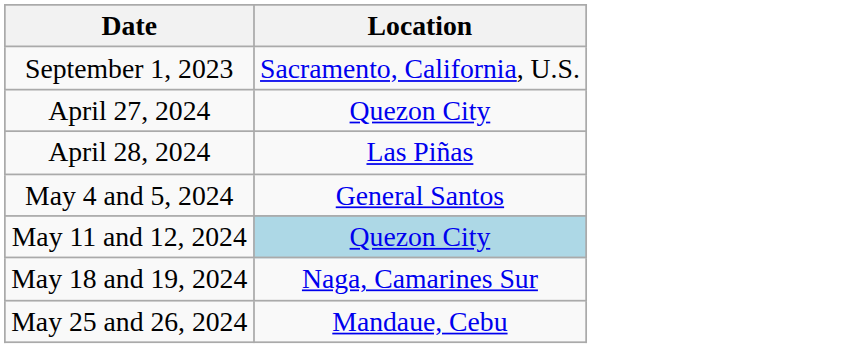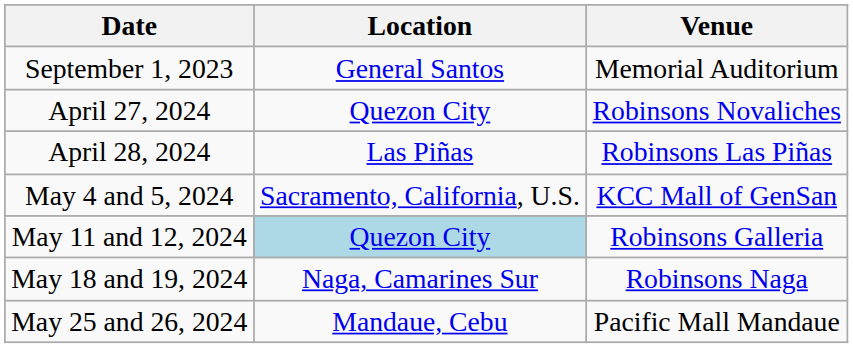+ column: (717, 26)
(420, 68) Sacramento, California, U.S. -> (420, 68) General Santos
(420, 195) General Santos -> (420, 195) Sacramento, California, U.S.
